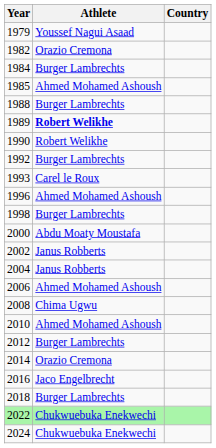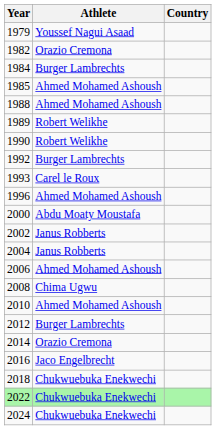(80, 104) Burger Lambrechts -> (98, 104) Ahmed Mohamed Ashoush
(74, 123) bold -> (71, 123) normal
- row: (19, 214)
(80, 397) Burger Lambrechts -> (96, 379) Chukwuebuka Enekwechi
